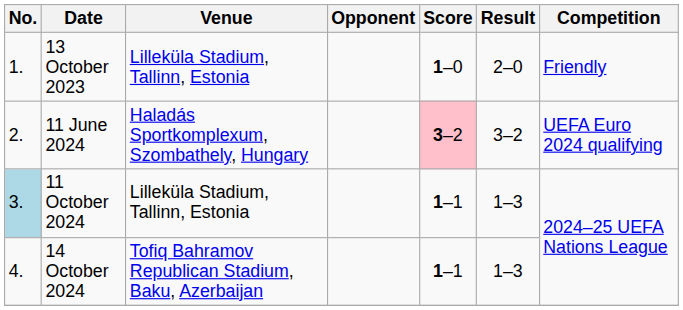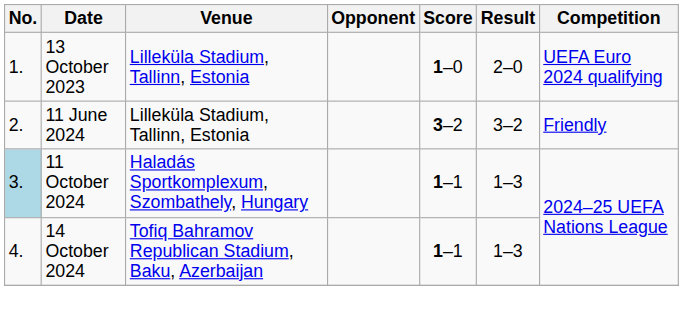(575, 66) Friendly -> (603, 66) UEFA Euro 2024 qualifying
(219, 134) Haladás Sportkomplexum, Szombathely, Hungary -> (199, 124) Lilleküla Stadium, Tallinn, Estonia
(448, 134) pink background -> (448, 124) no background
(603, 134) UEFA Euro 2024 qualifying -> (575, 124) Friendly
(199, 202) Lilleküla Stadium, Tallinn, Estonia -> (219, 183) Haladás Sportkomplexum, Szombathely, Hungary
